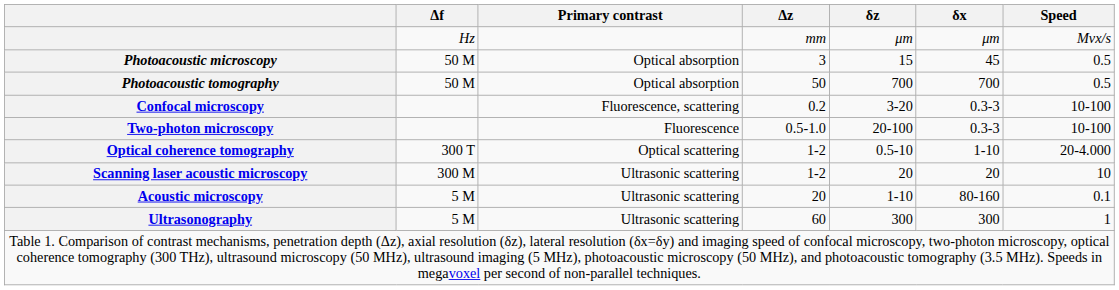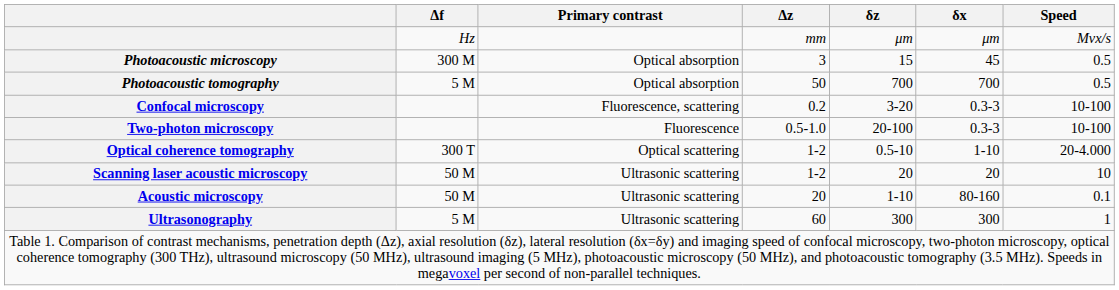(460, 60) 50 M -> (456, 60) 300 M
(460, 83) 50 M -> (463, 83) 5 M
(456, 173) 300 M -> (460, 173) 50 M
(463, 196) 5 M -> (460, 196) 50 M
